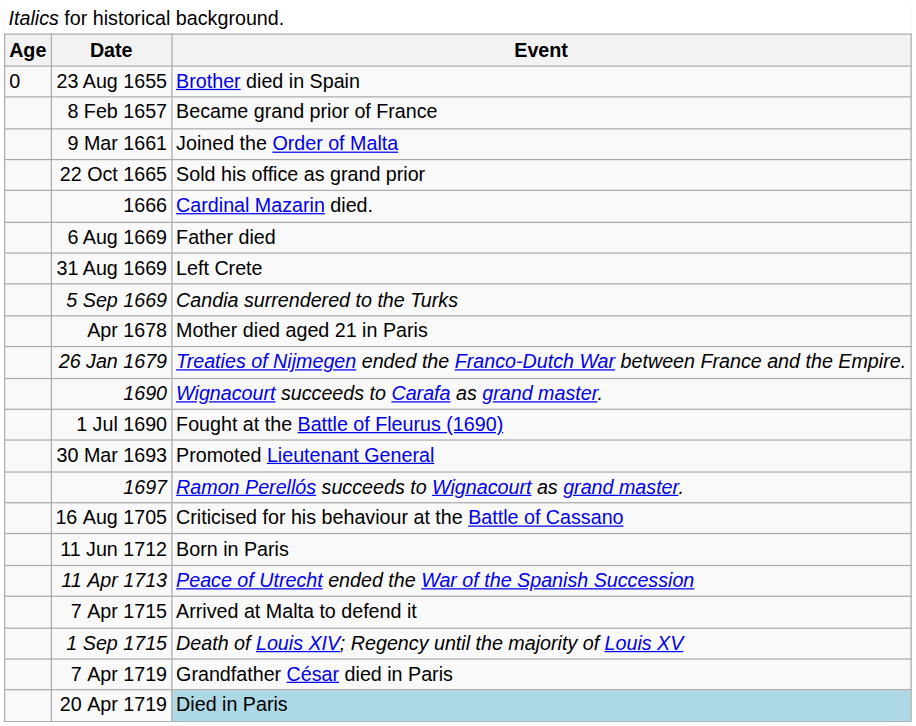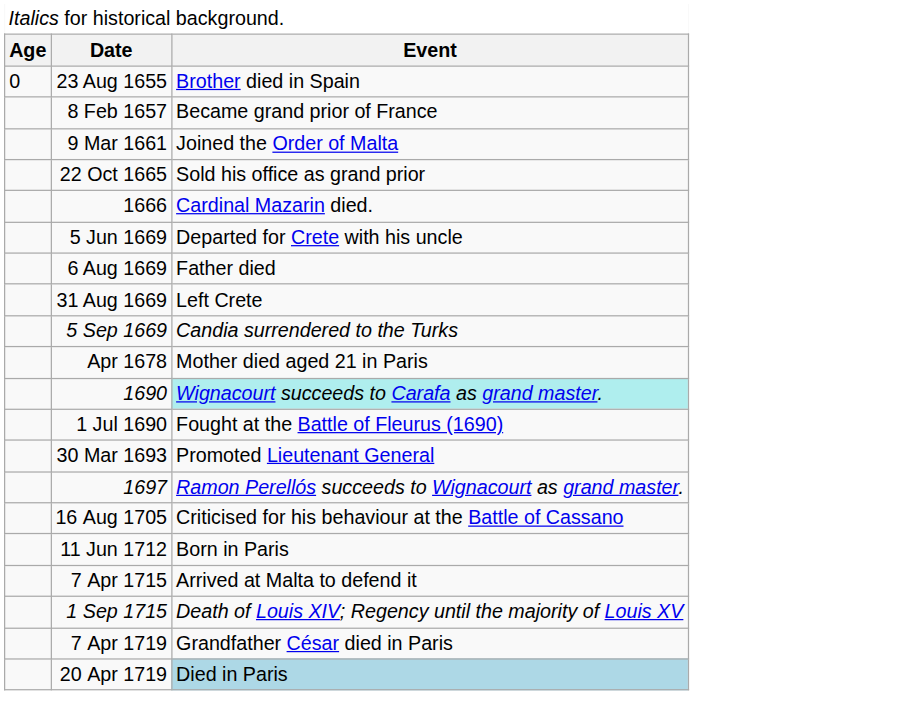+ row: (118, 237)
- row: (113, 362)
(390, 393) no background -> (390, 393) paleturquoise background
- row: (114, 580)
